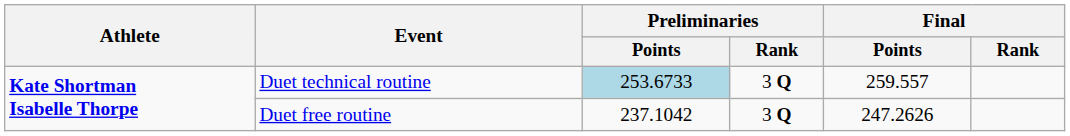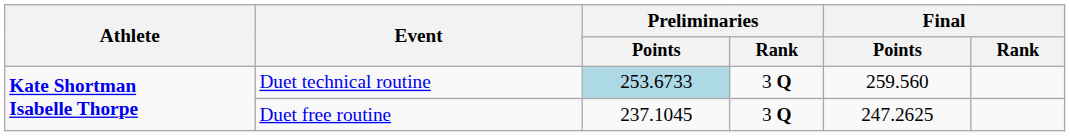(897, 82) 259.557 -> (897, 82) 259.560
(656, 114) 237.1042 -> (656, 114) 237.1045
(897, 114) 247.2626 -> (897, 114) 247.2625
